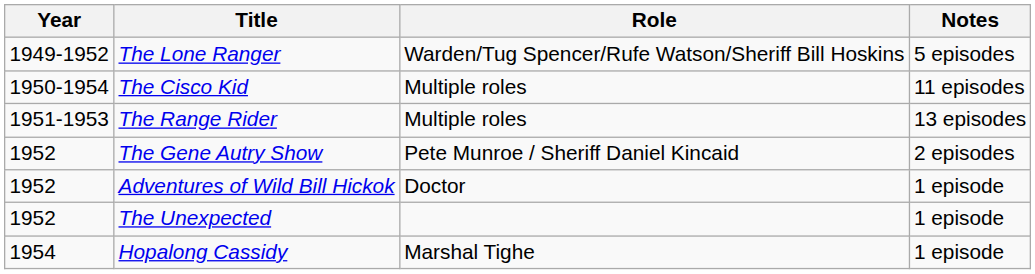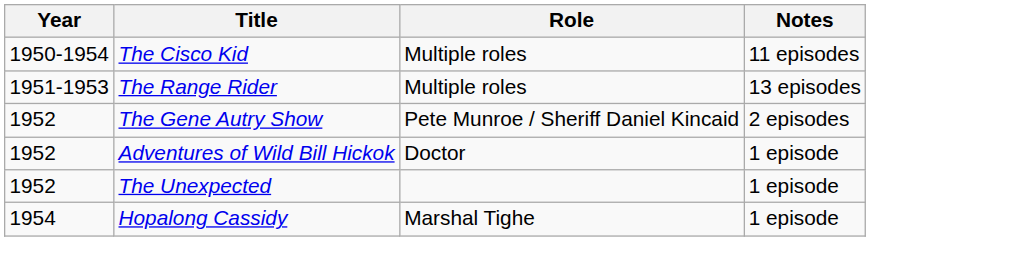- row: (199, 53)
